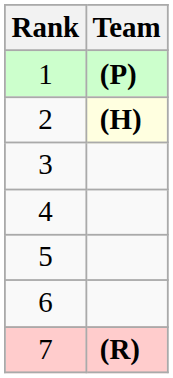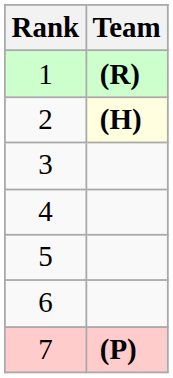(115, 73) (P) -> (116, 73) (R)
(116, 348) (R) -> (115, 348) (P)
